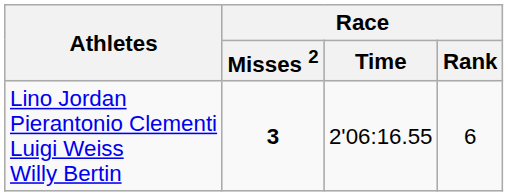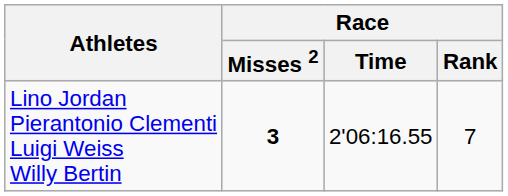(470, 136) 6 -> (470, 136) 7
